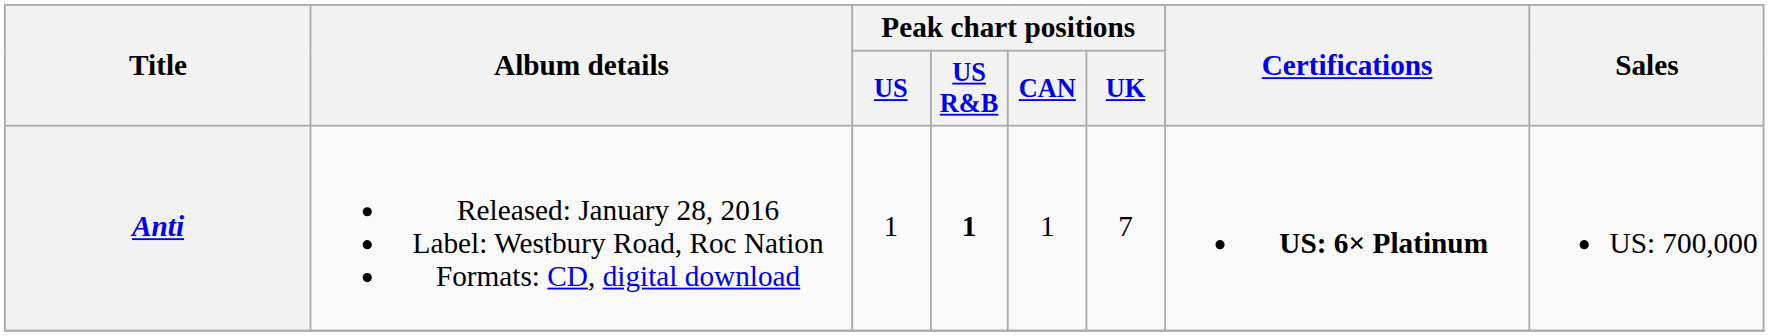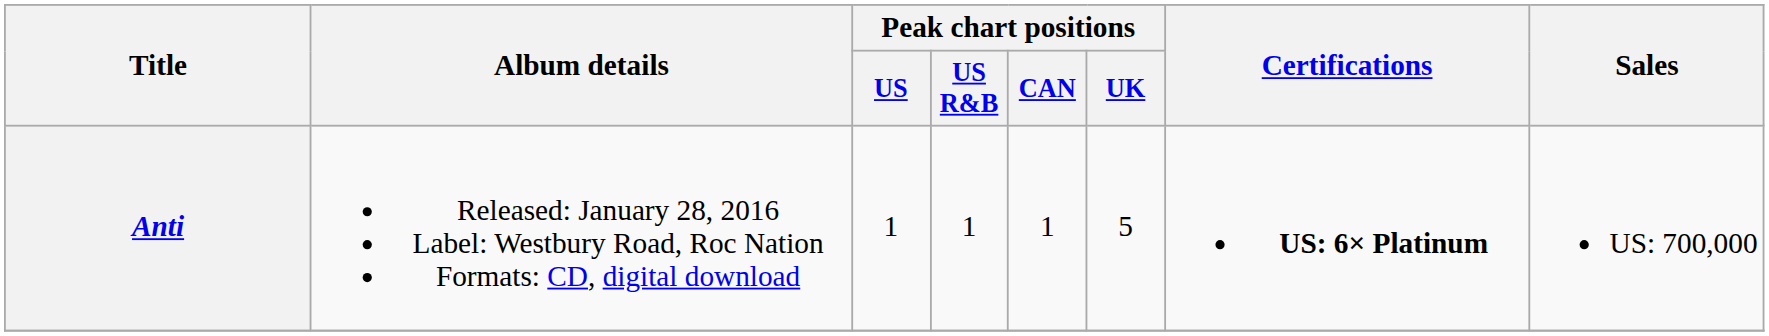(969, 227) bold -> (969, 227) normal
(1126, 227) 7 -> (1126, 227) 5
